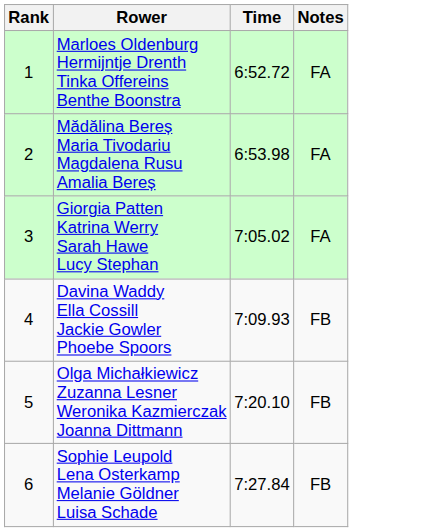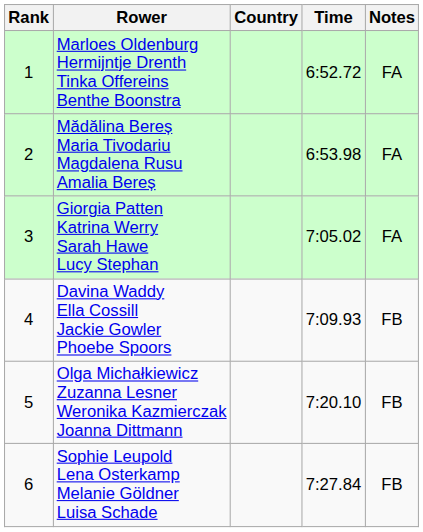+ column: (266, 17)
